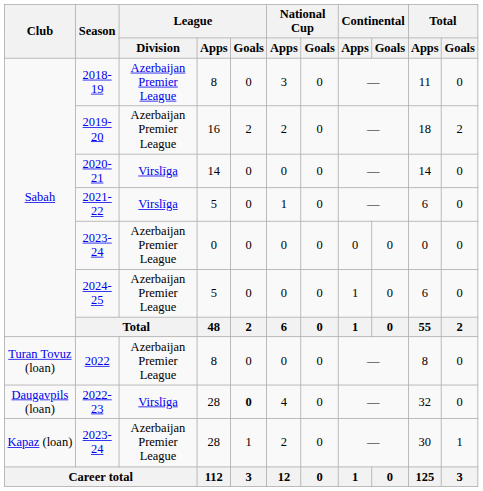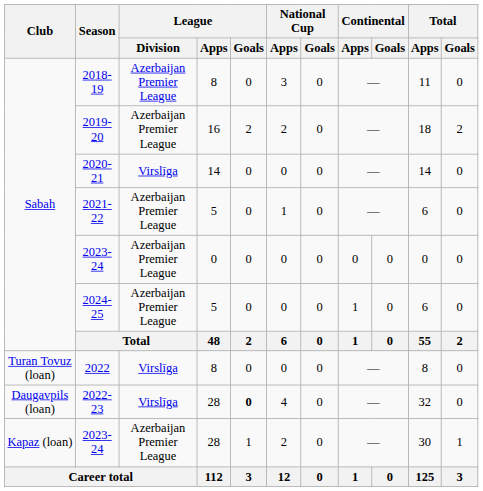(158, 204) Virslīga -> (158, 211) Azerbaijan Premier League
(158, 361) Azerbaijan Premier League -> (158, 368) Virslīga
